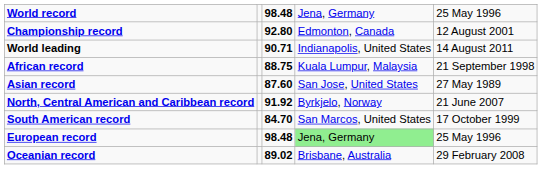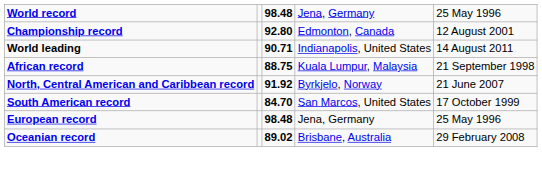- row: (41, 84)
(336, 137) lightgreen background -> (336, 119) no background
